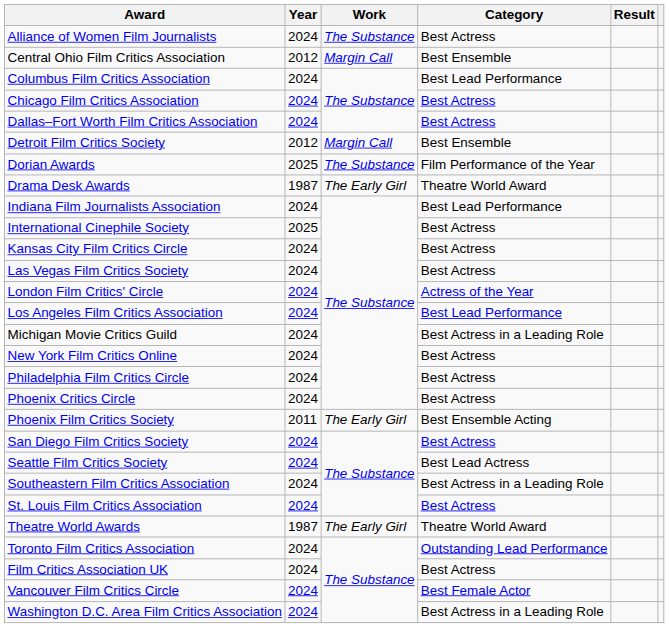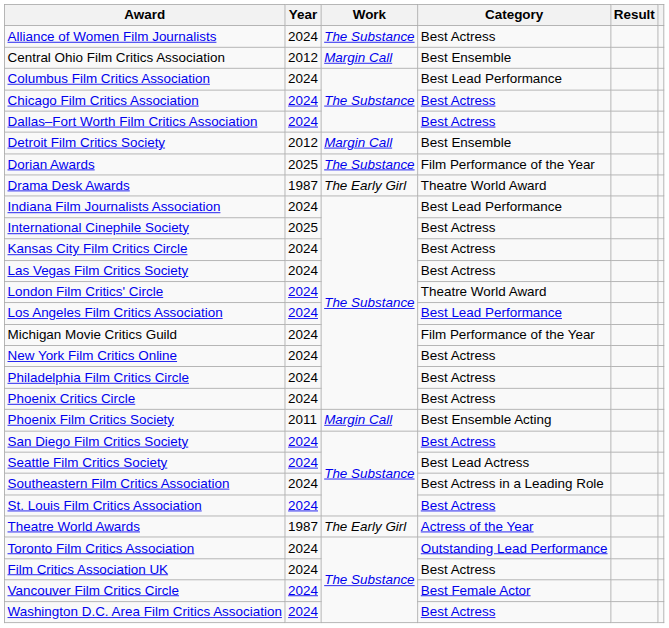(477, 292) Actress of the Year -> (484, 292) Theatre World Award
(512, 334) Best Actress in a Leading Role -> (508, 334) Film Performance of the Year
(365, 420) The Early Girl -> (358, 420) Margin Call
(484, 526) Theatre World Award -> (477, 526) Actress of the Year
(512, 611) Best Actress in a Leading Role -> (458, 611) Best Actress
